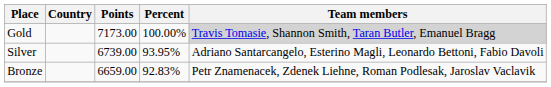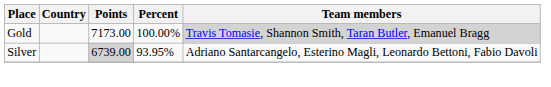(117, 52) no background -> (111, 52) lightgrey background
- row: (25, 71)
